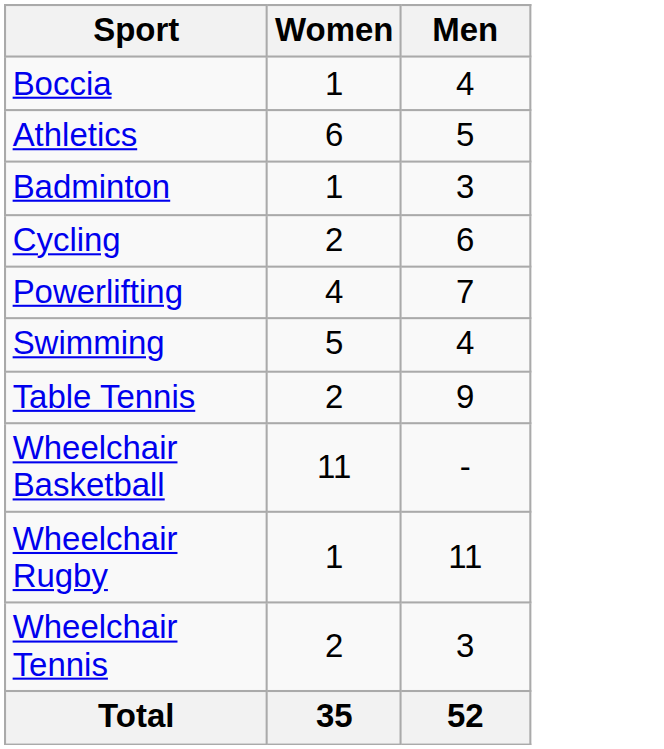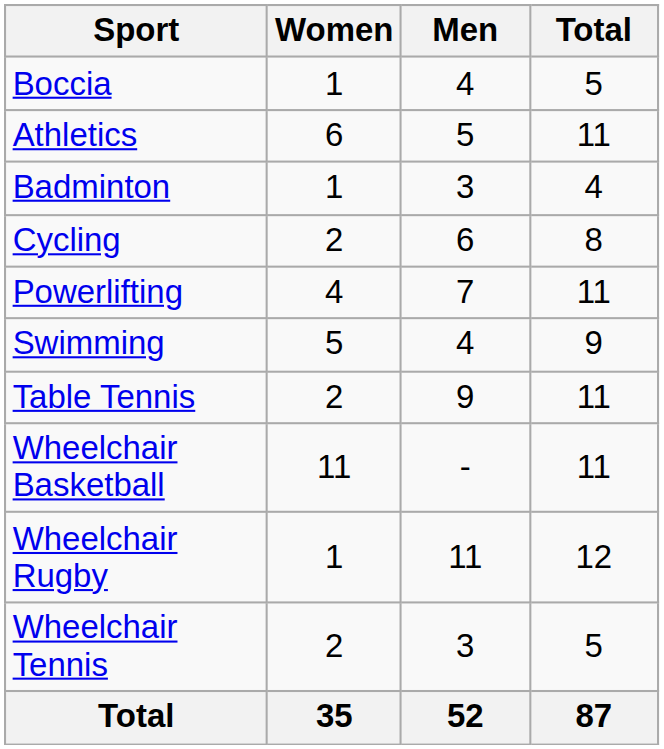+ column: (594, 30)
